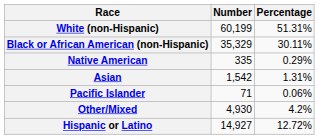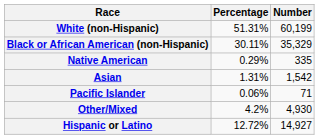columns swapped: (233, 12) <-> (284, 12)
